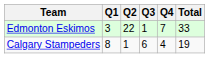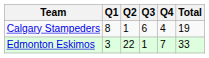rows swapped: (53, 45) <-> (51, 28)
